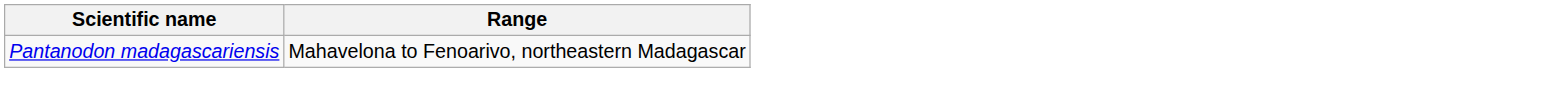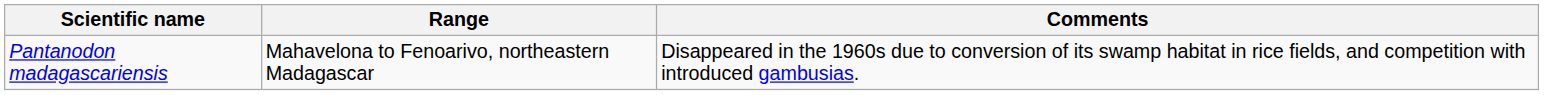+ column: (1098, 20)
